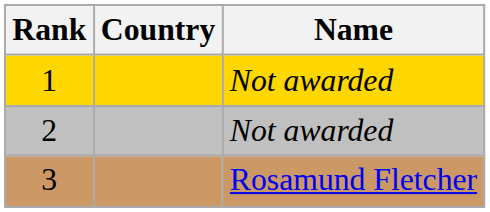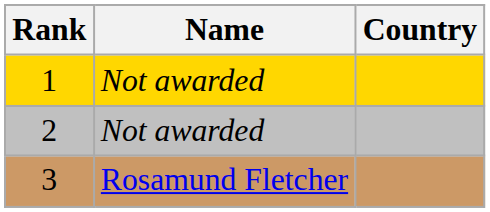columns swapped: (353, 29) <-> (158, 29)
